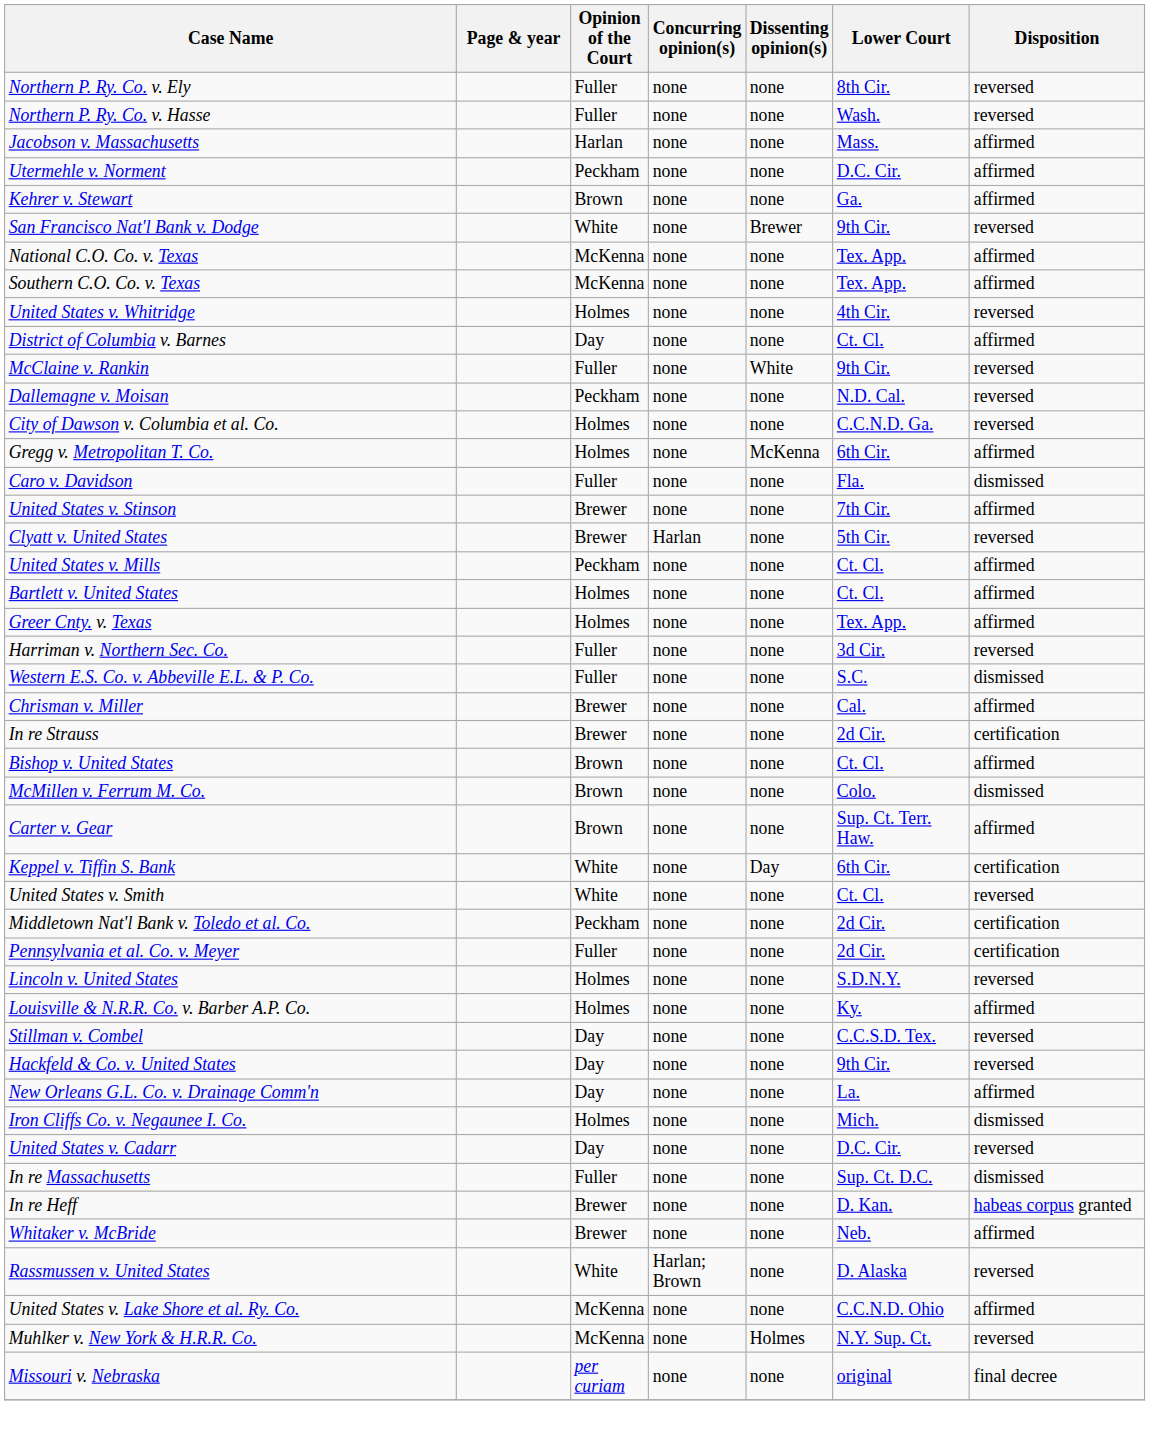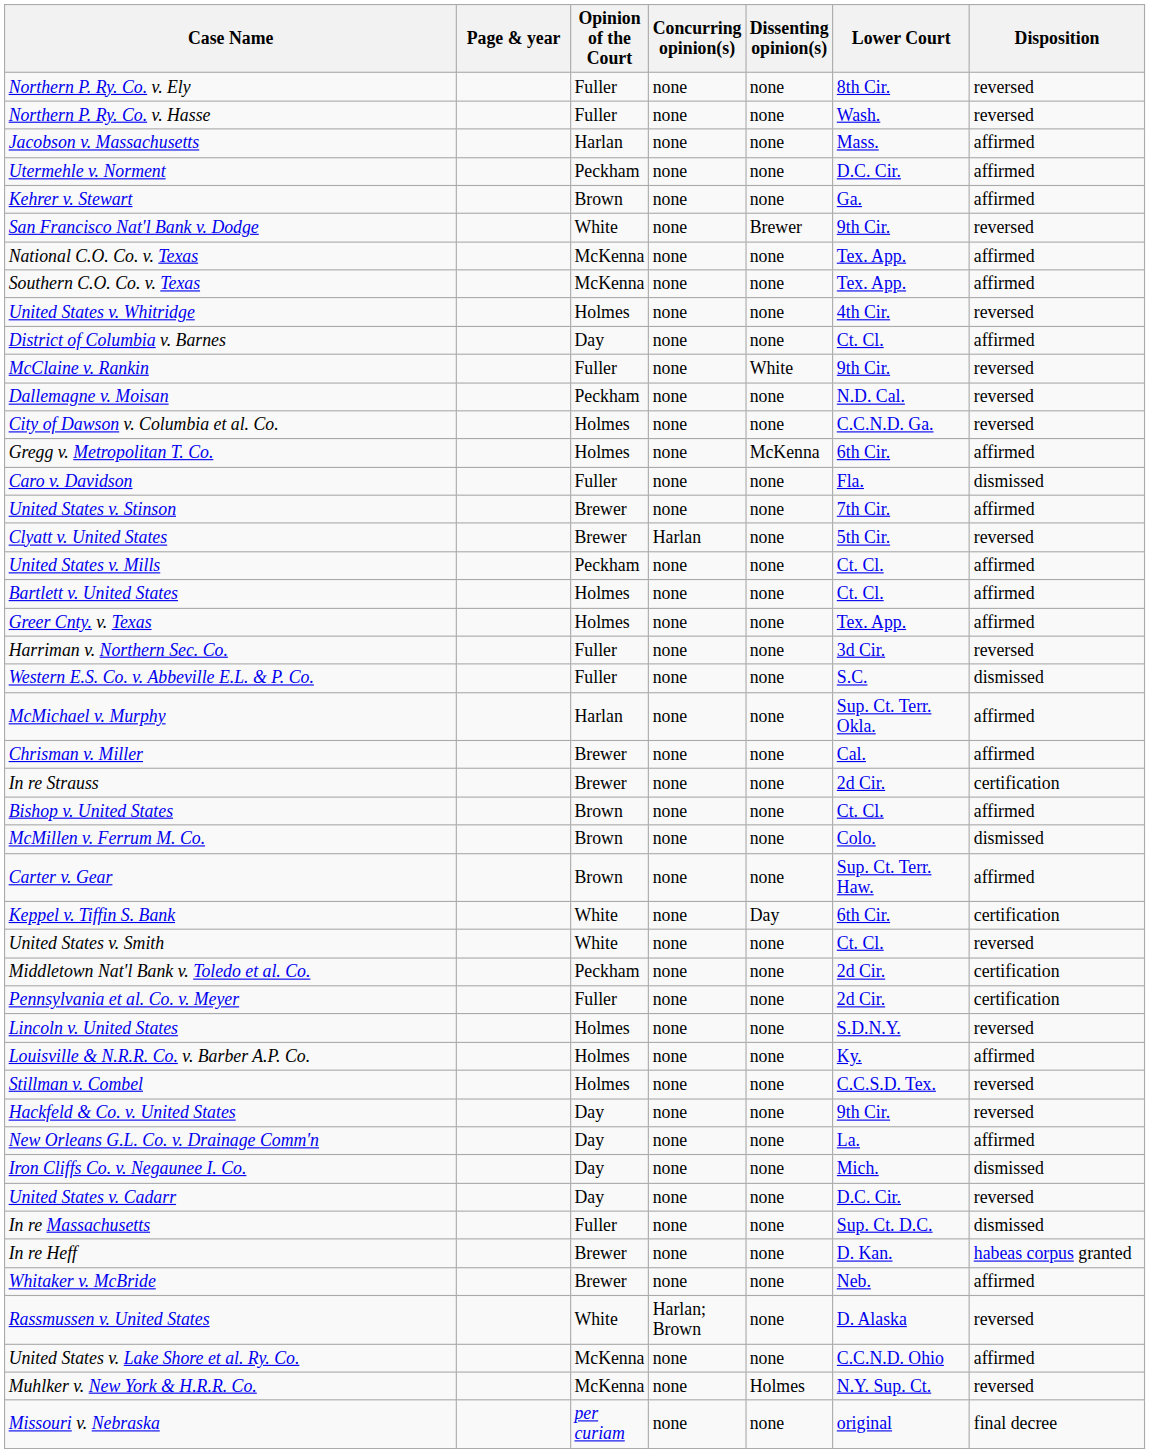+ row: (87, 716)
(589, 1036) Day -> (602, 1084) Holmes
(602, 1120) Holmes -> (589, 1168) Day
